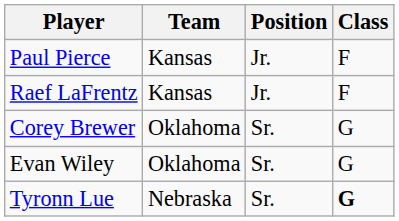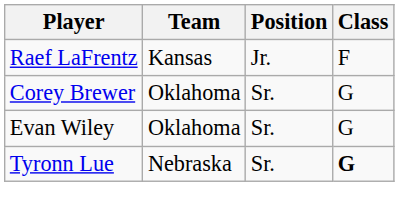- row: (60, 57)
